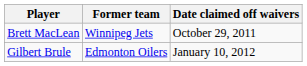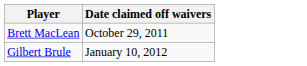- column: (126, 14)
